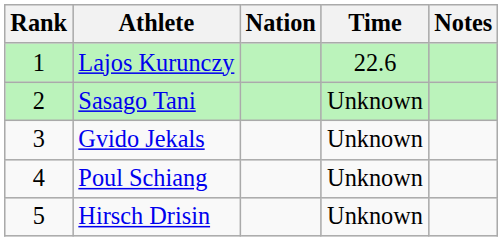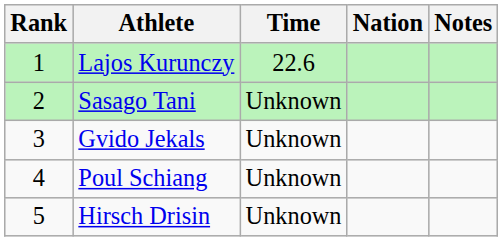columns swapped: (281, 23) <-> (375, 23)
